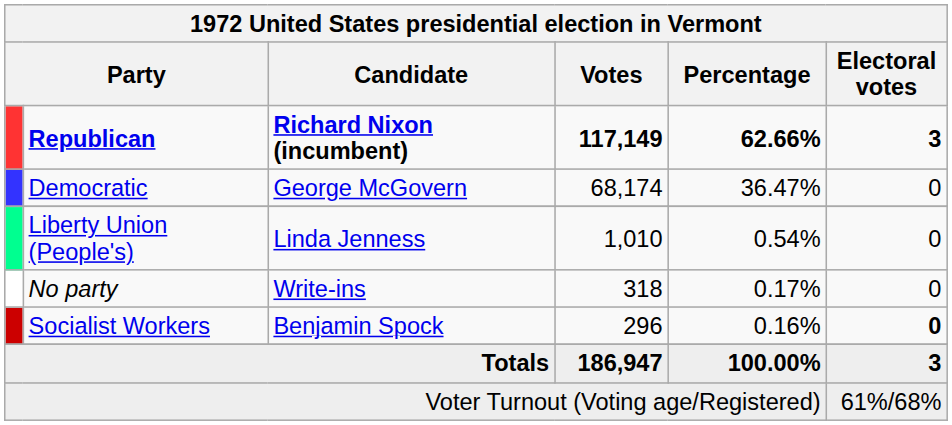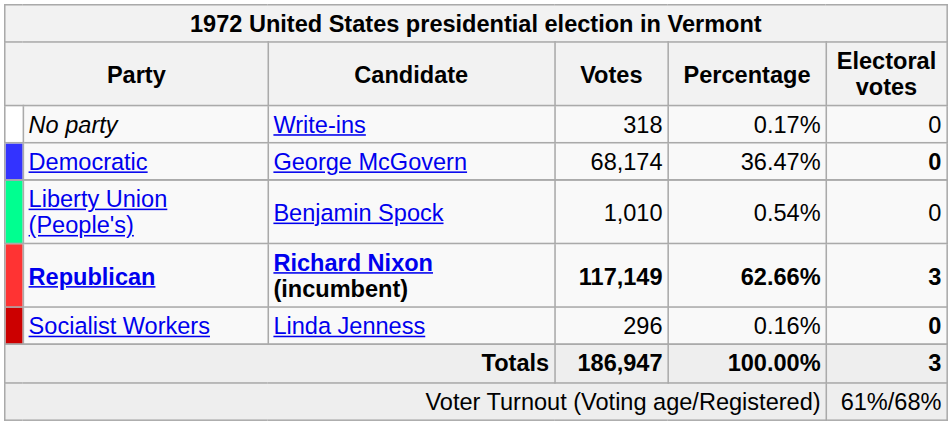rows swapped: (92, 138) <-> (73, 289)
(935, 188) normal -> (935, 162) bold
(349, 239) Linda Jenness -> (358, 212) Benjamin Spock
(358, 326) Benjamin Spock -> (349, 326) Linda Jenness
